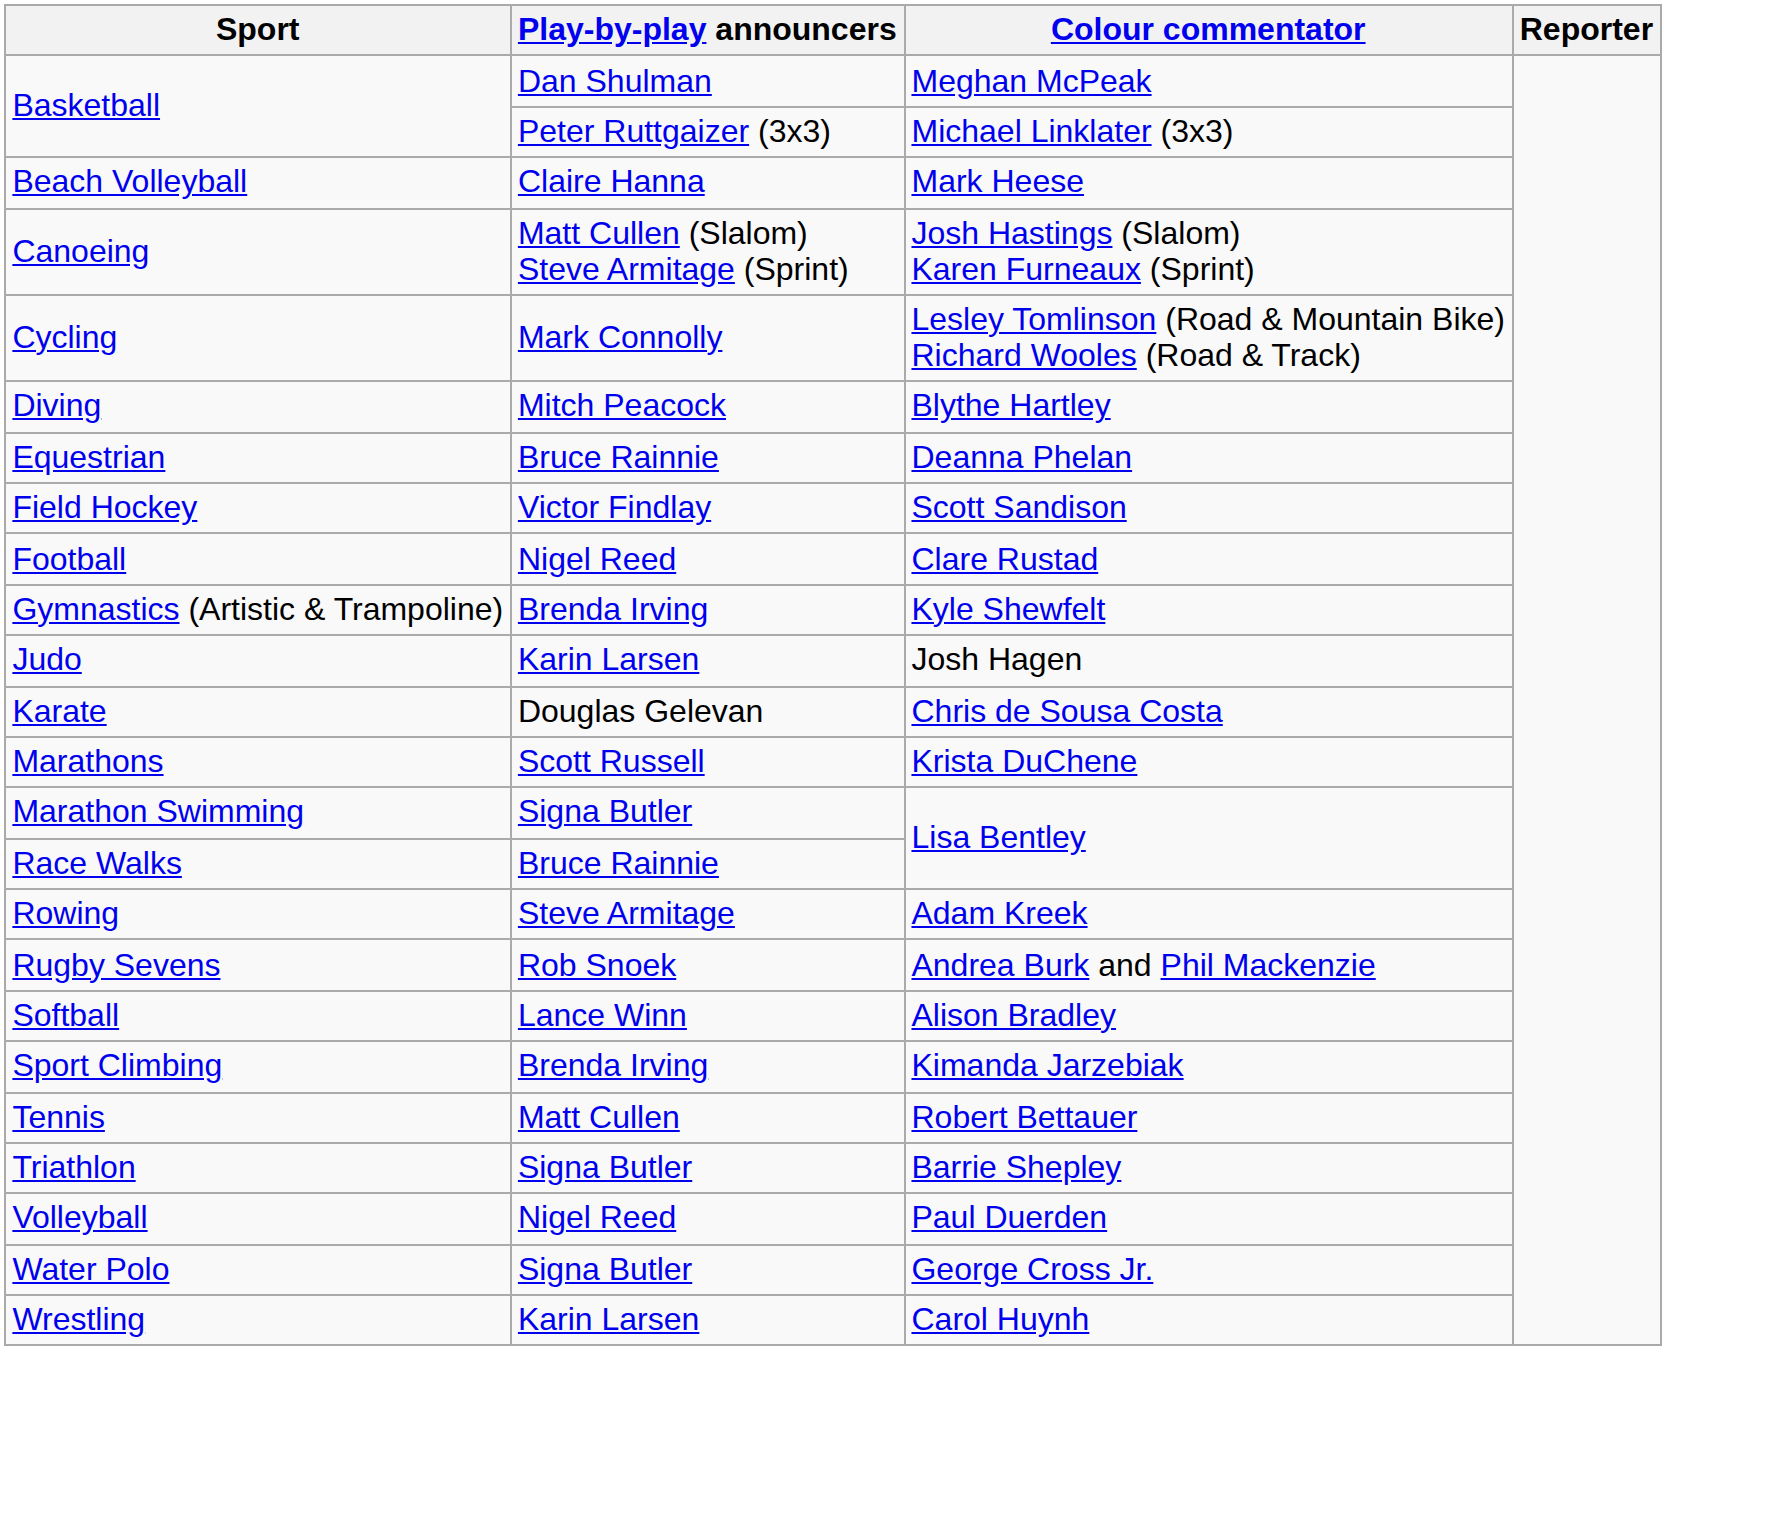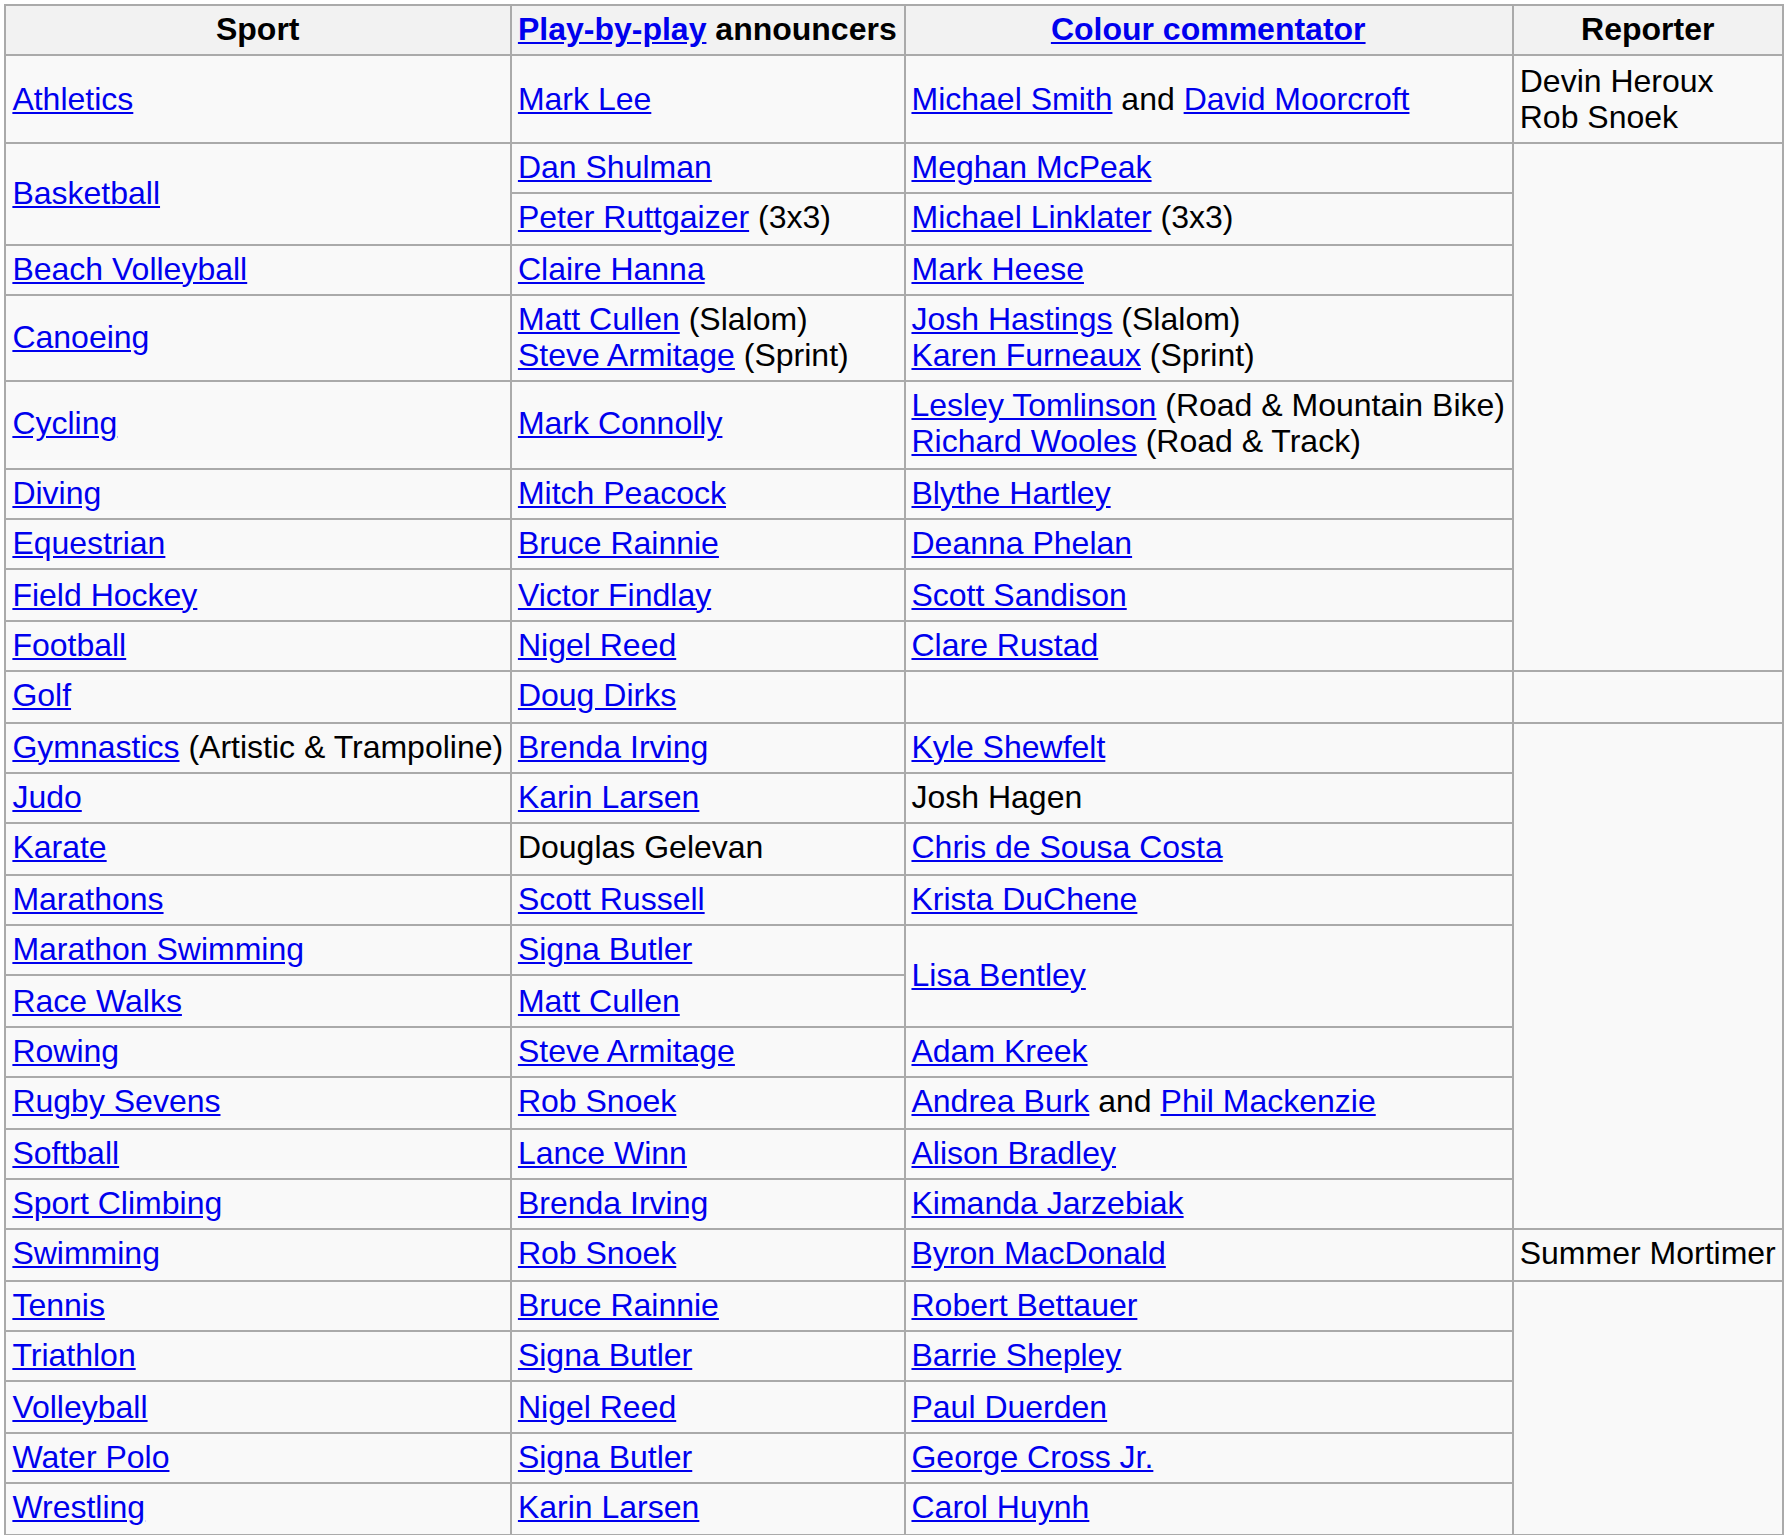+ row: (73, 98)
+ row: (42, 696)
(618, 863) Bruce Rainnie -> (599, 1000) Matt Cullen
+ row: (86, 1254)
(599, 1116) Matt Cullen -> (618, 1305) Bruce Rainnie
